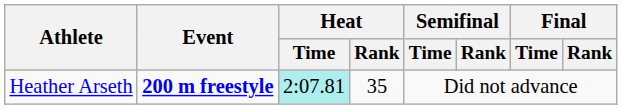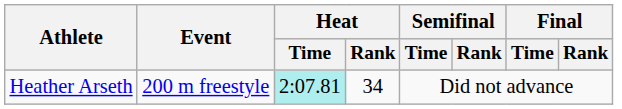(208, 87) bold -> (206, 87) normal
(377, 87) 35 -> (373, 87) 34
